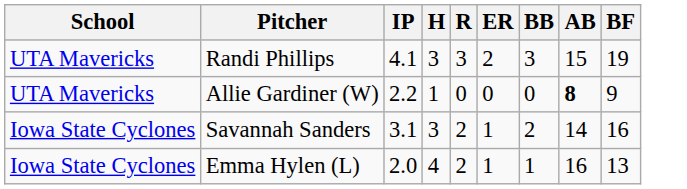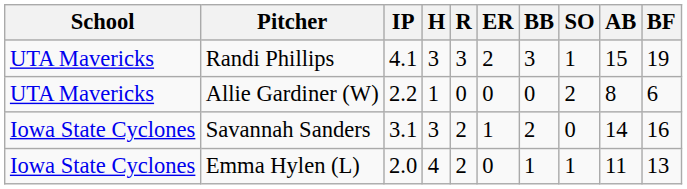+ column: (580, 22)
(570, 93) bold -> (611, 93) normal
(612, 93) 9 -> (652, 93) 6
(488, 165) 1 -> (488, 165) 0
(576, 165) 16 -> (616, 165) 11
